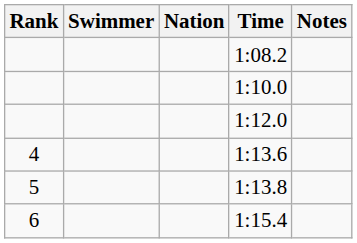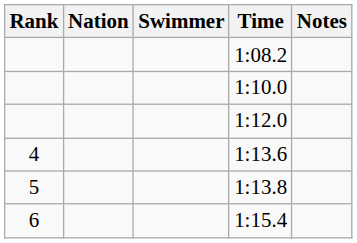columns swapped: (111, 21) <-> (194, 21)
